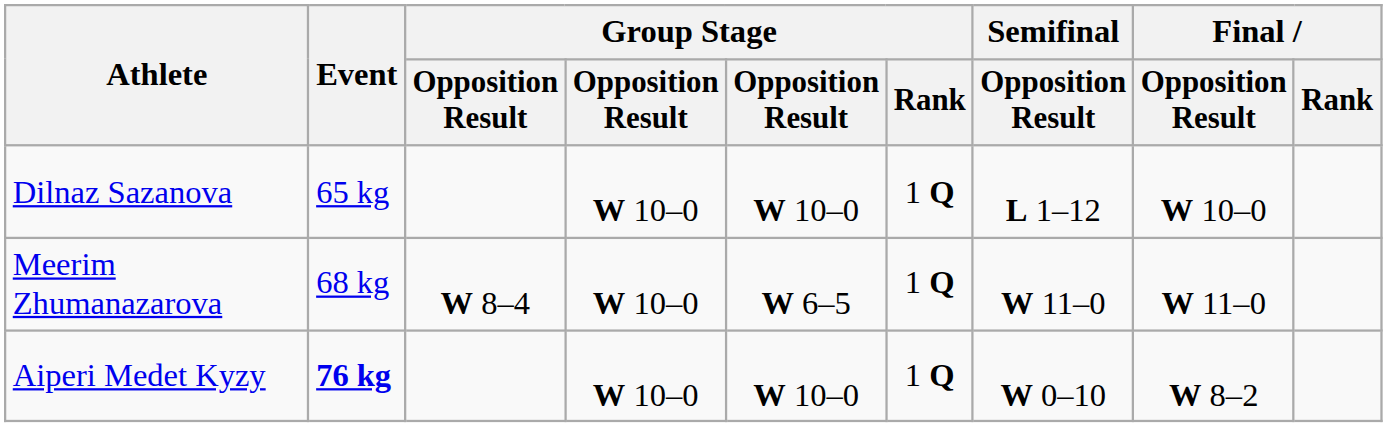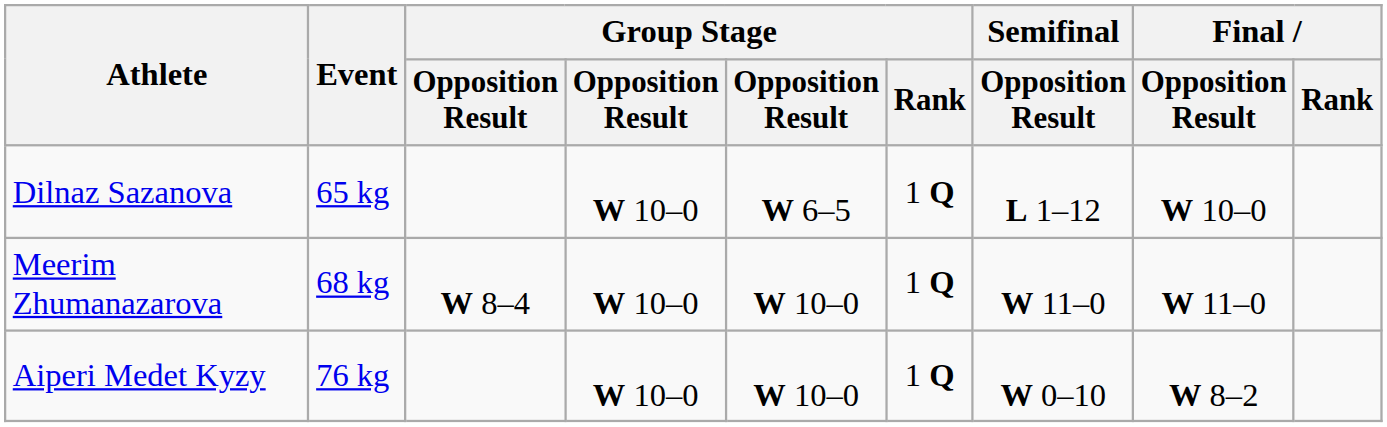(806, 210) W 10–0 -> (806, 210) W 6–5
(806, 302) W 6–5 -> (806, 302) W 10–0
(354, 375) bold -> (353, 375) normal
